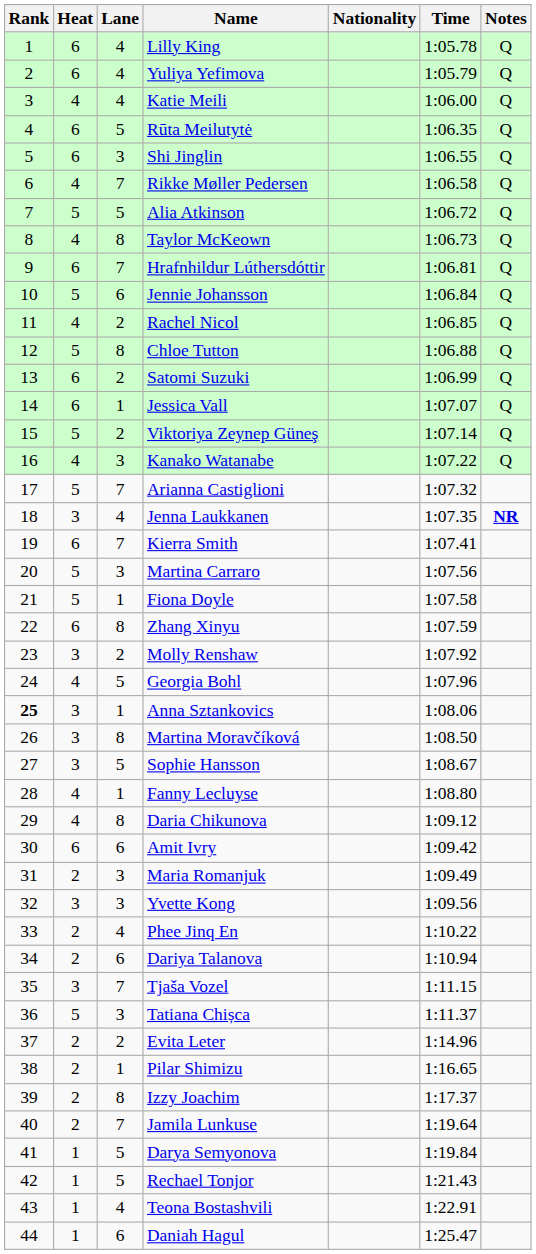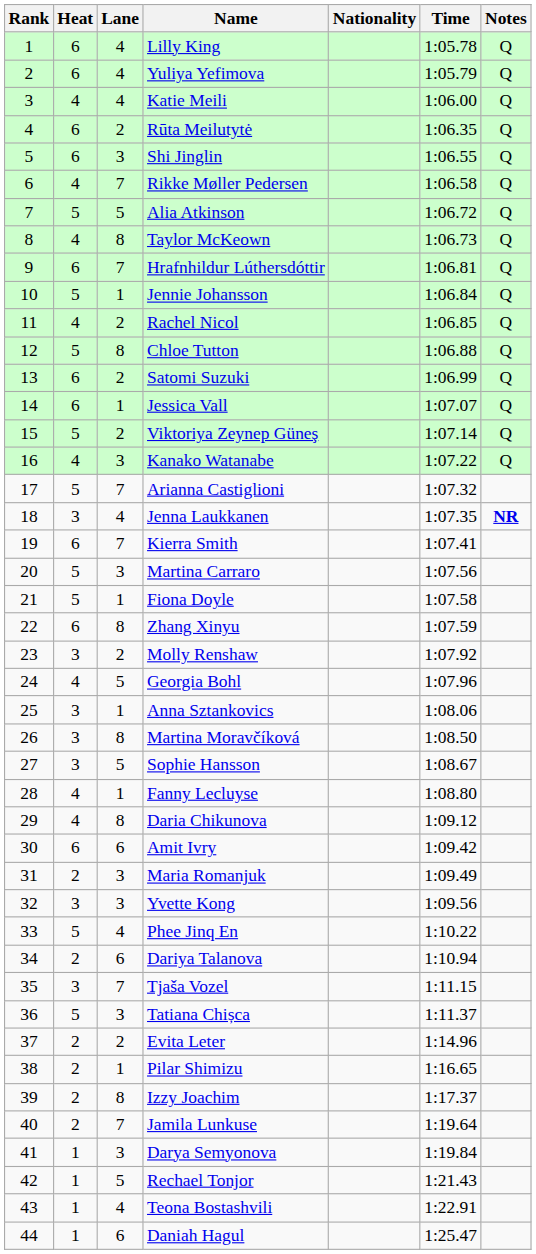(120, 128) 5 -> (120, 128) 2
(120, 294) 6 -> (120, 294) 1
(29, 709) bold -> (29, 709) normal
(75, 931) 2 -> (75, 931) 5
(120, 1152) 5 -> (120, 1152) 3
